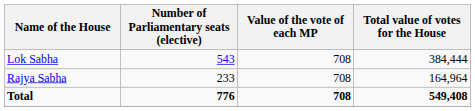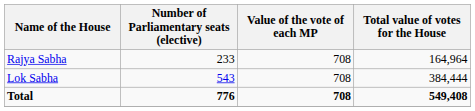rows swapped: (33, 59) <-> (37, 78)
